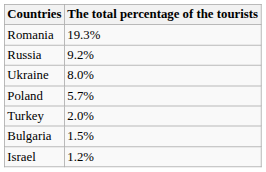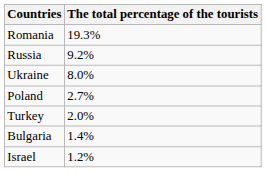(81, 95) 5.7% -> (81, 95) 2.7%
(81, 136) 1.5% -> (81, 136) 1.4%
